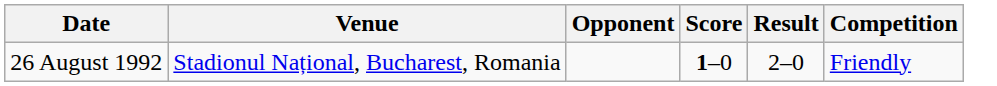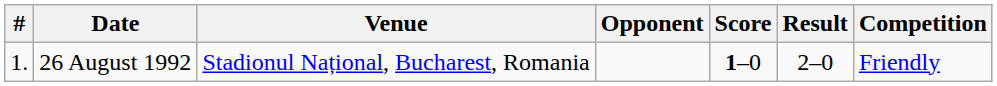+ column: (19, 23)
